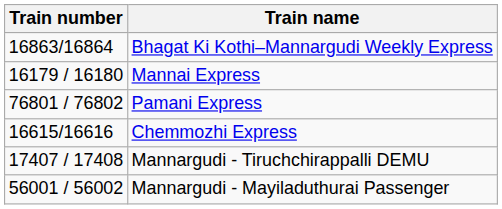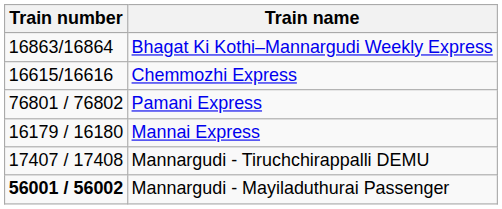rows swapped: (196, 75) <-> (214, 132)
(66, 189) normal -> (66, 189) bold
